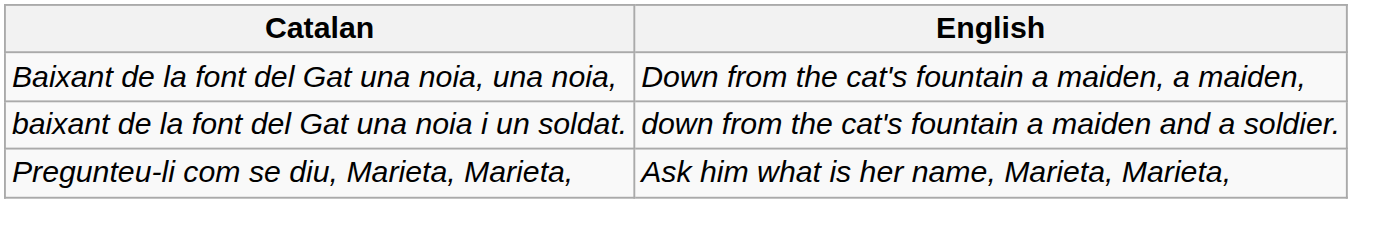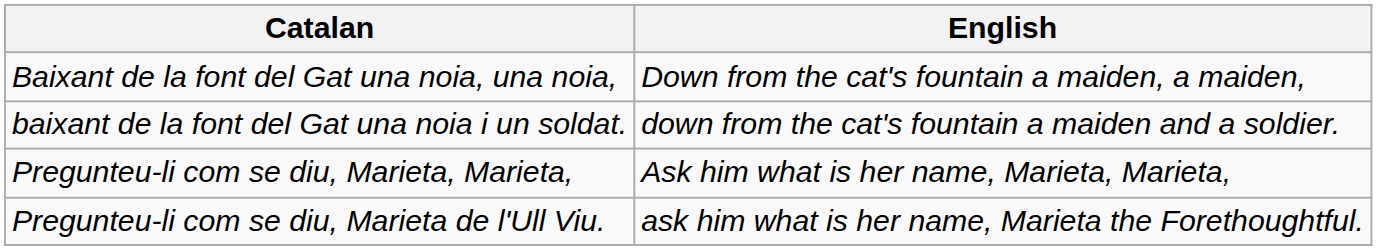+ row: (309, 220)
